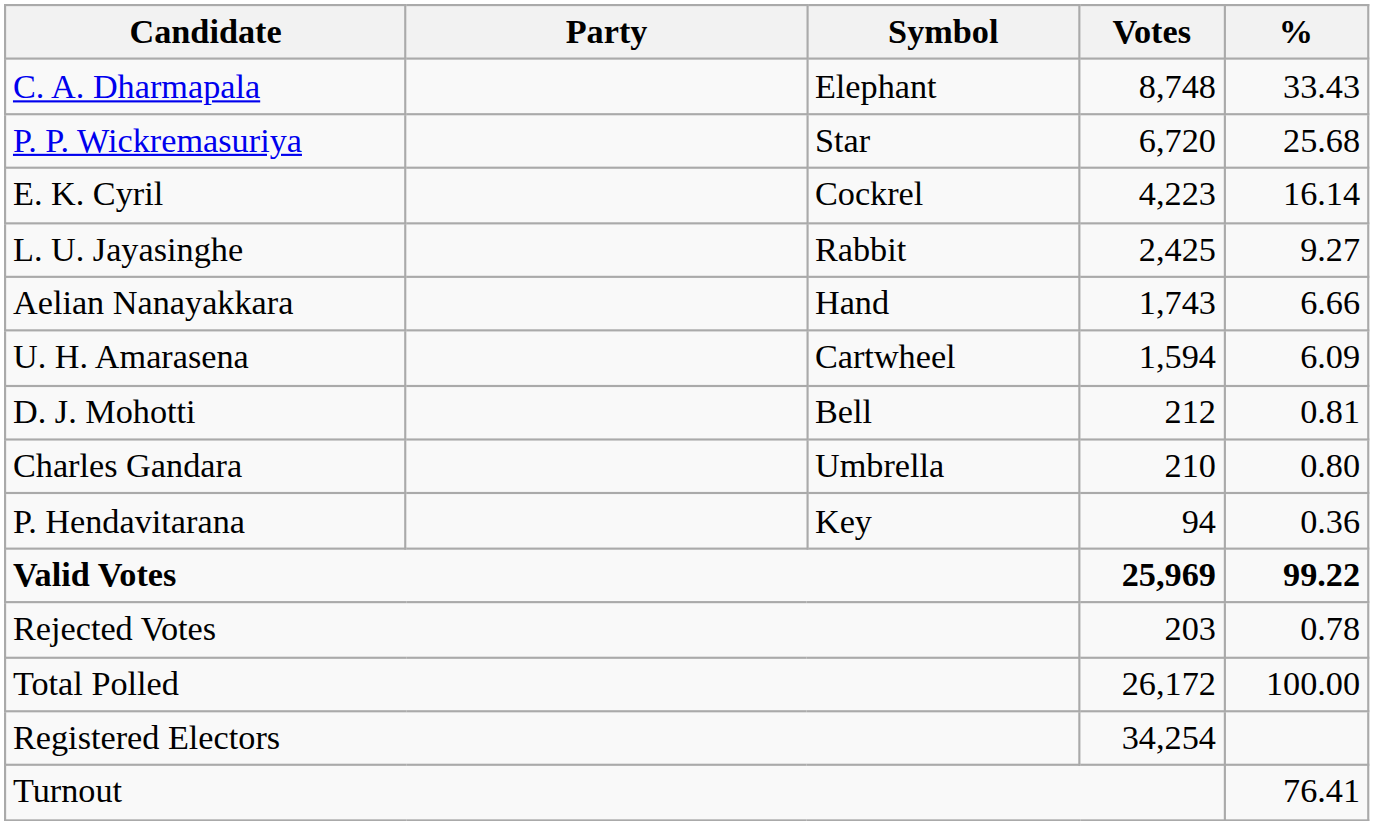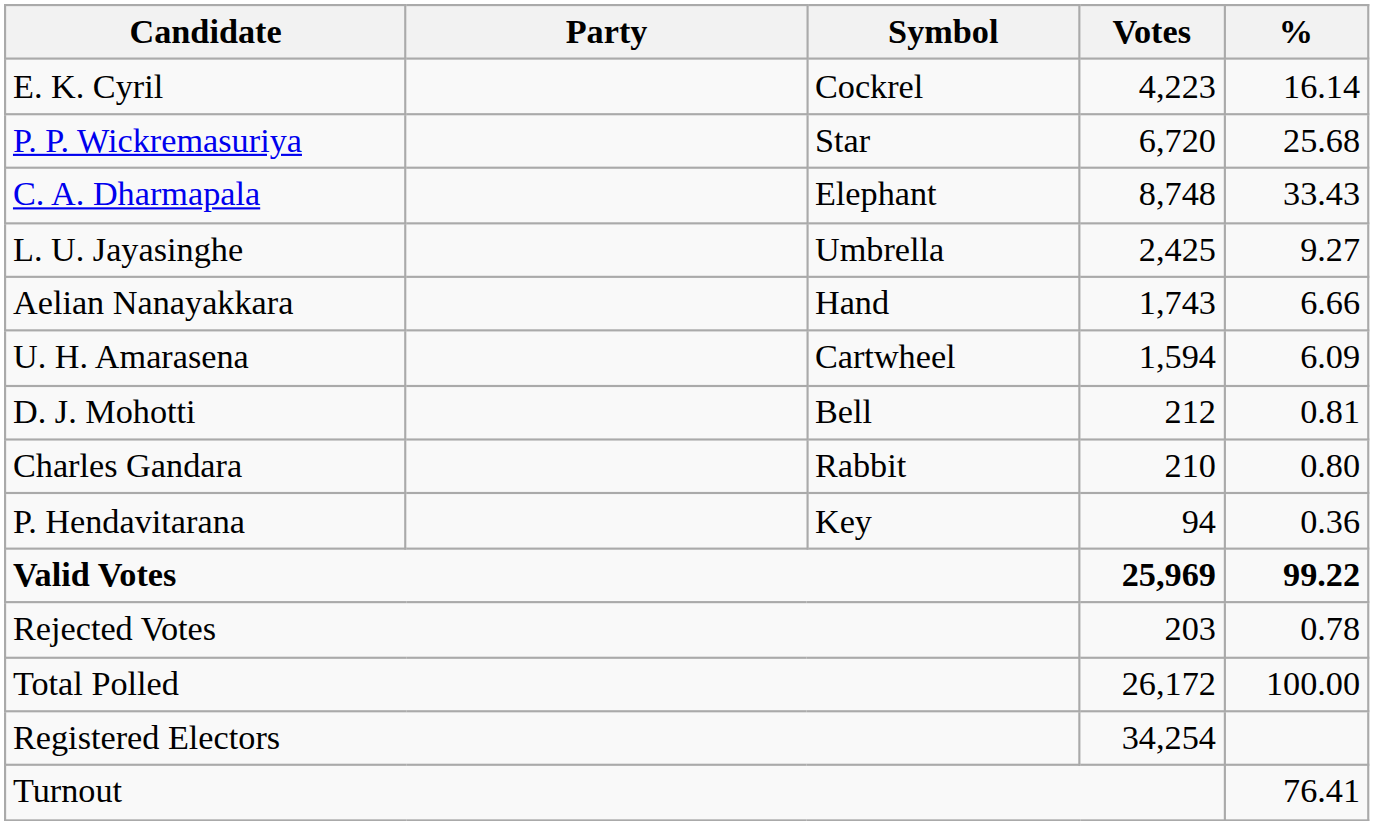rows swapped: (137, 85) <-> (88, 194)
(861, 248) Rabbit -> (880, 248) Umbrella
(880, 466) Umbrella -> (861, 466) Rabbit
